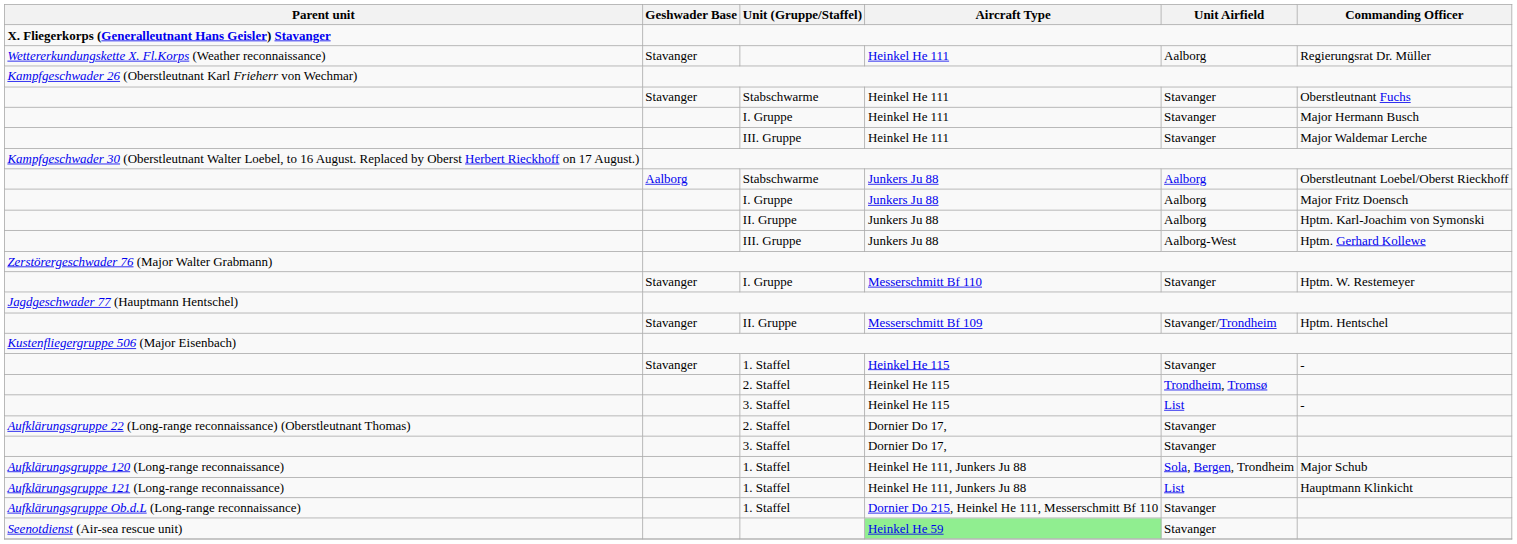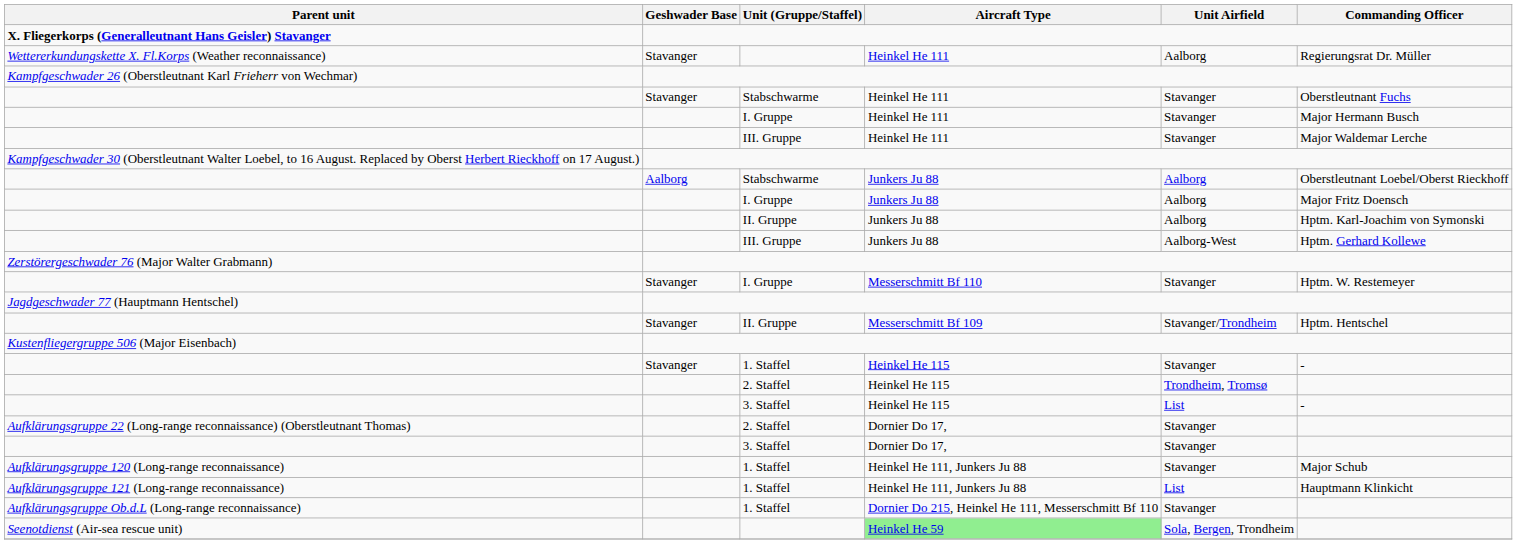(1229, 466) Sola, Bergen, Trondheim -> (1190, 466) Stavanger
(1190, 528) Stavanger -> (1229, 528) Sola, Bergen, Trondheim
